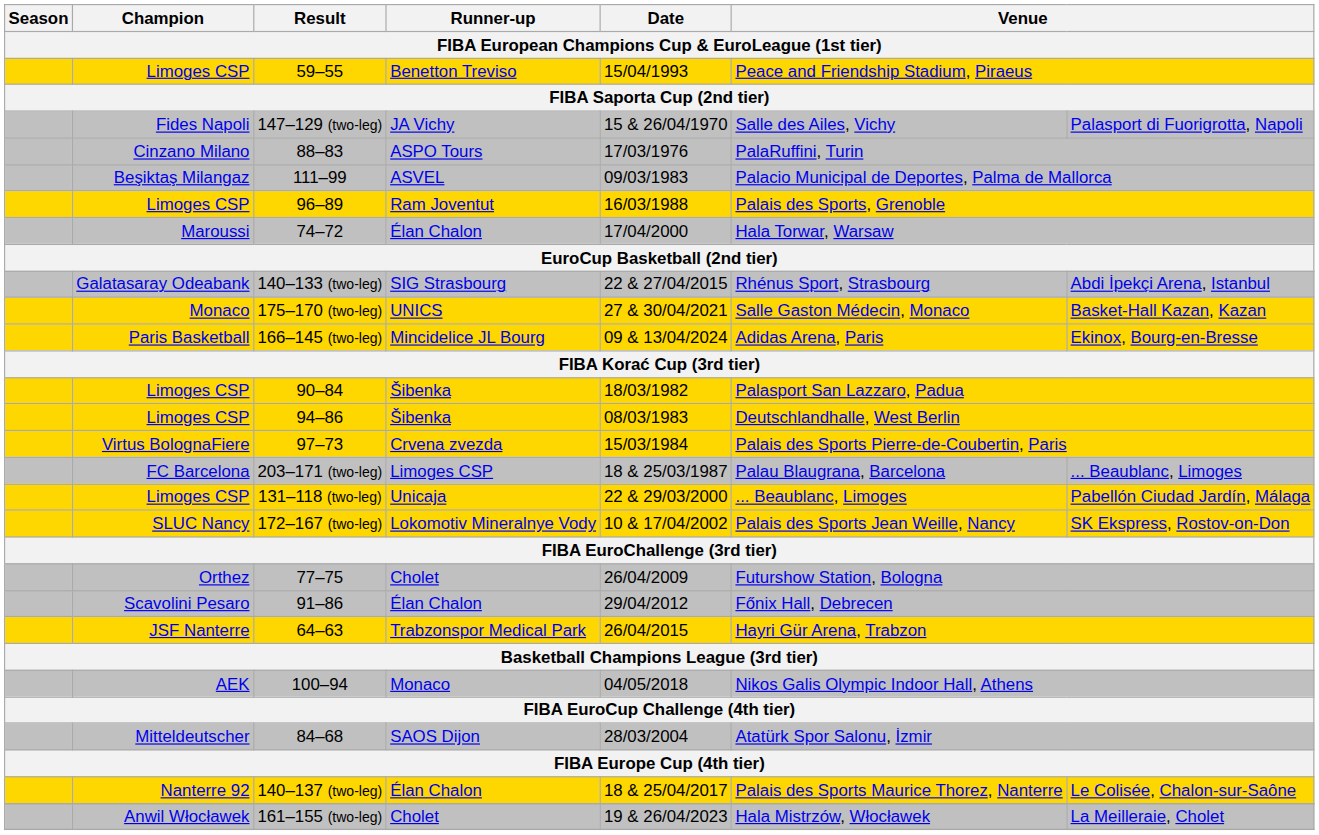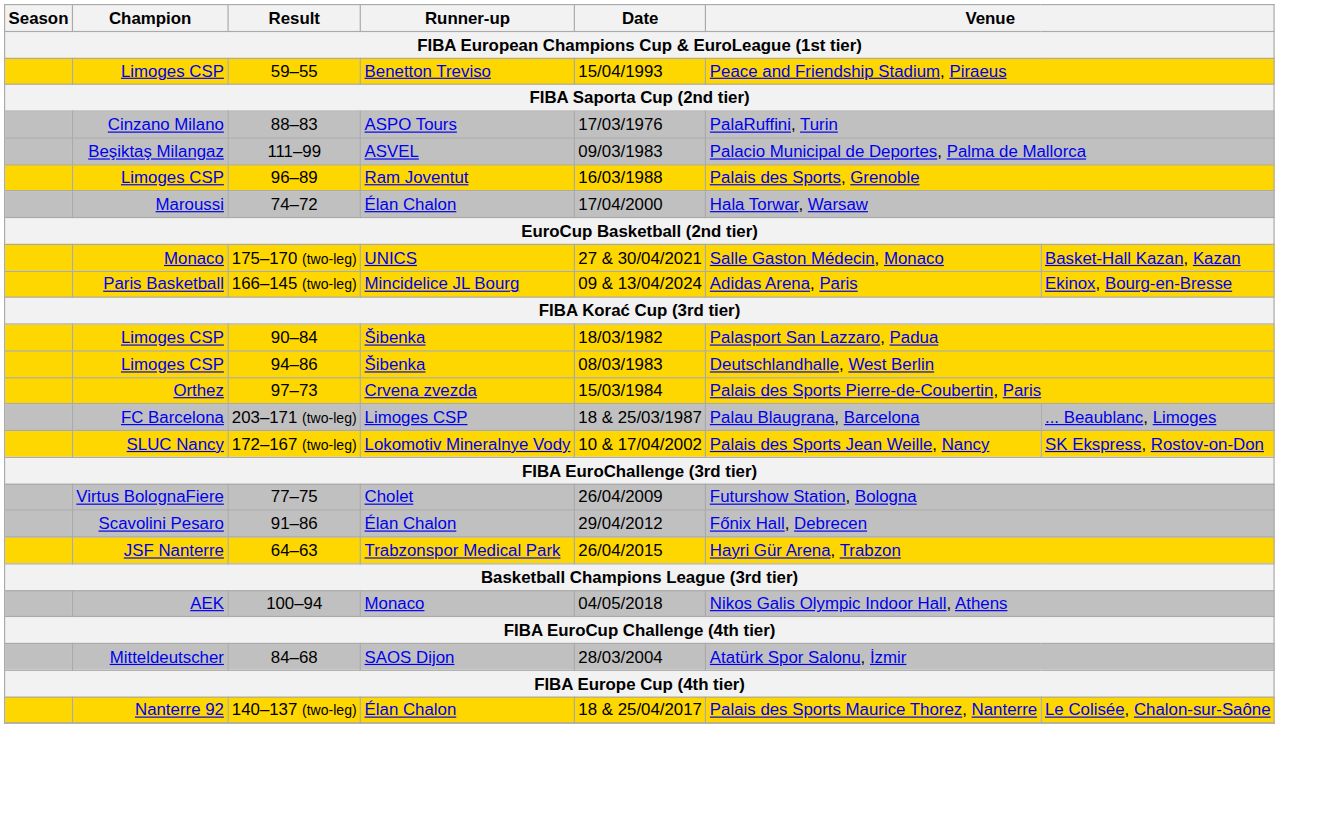- row: (320, 125)
- row: (320, 284)
(176, 444) Virtus BolognaFiere -> (199, 391) Orthez
- row: (320, 497)
(224, 577) Orthez -> (150, 497) Virtus BolognaFiere
- row: (320, 817)
